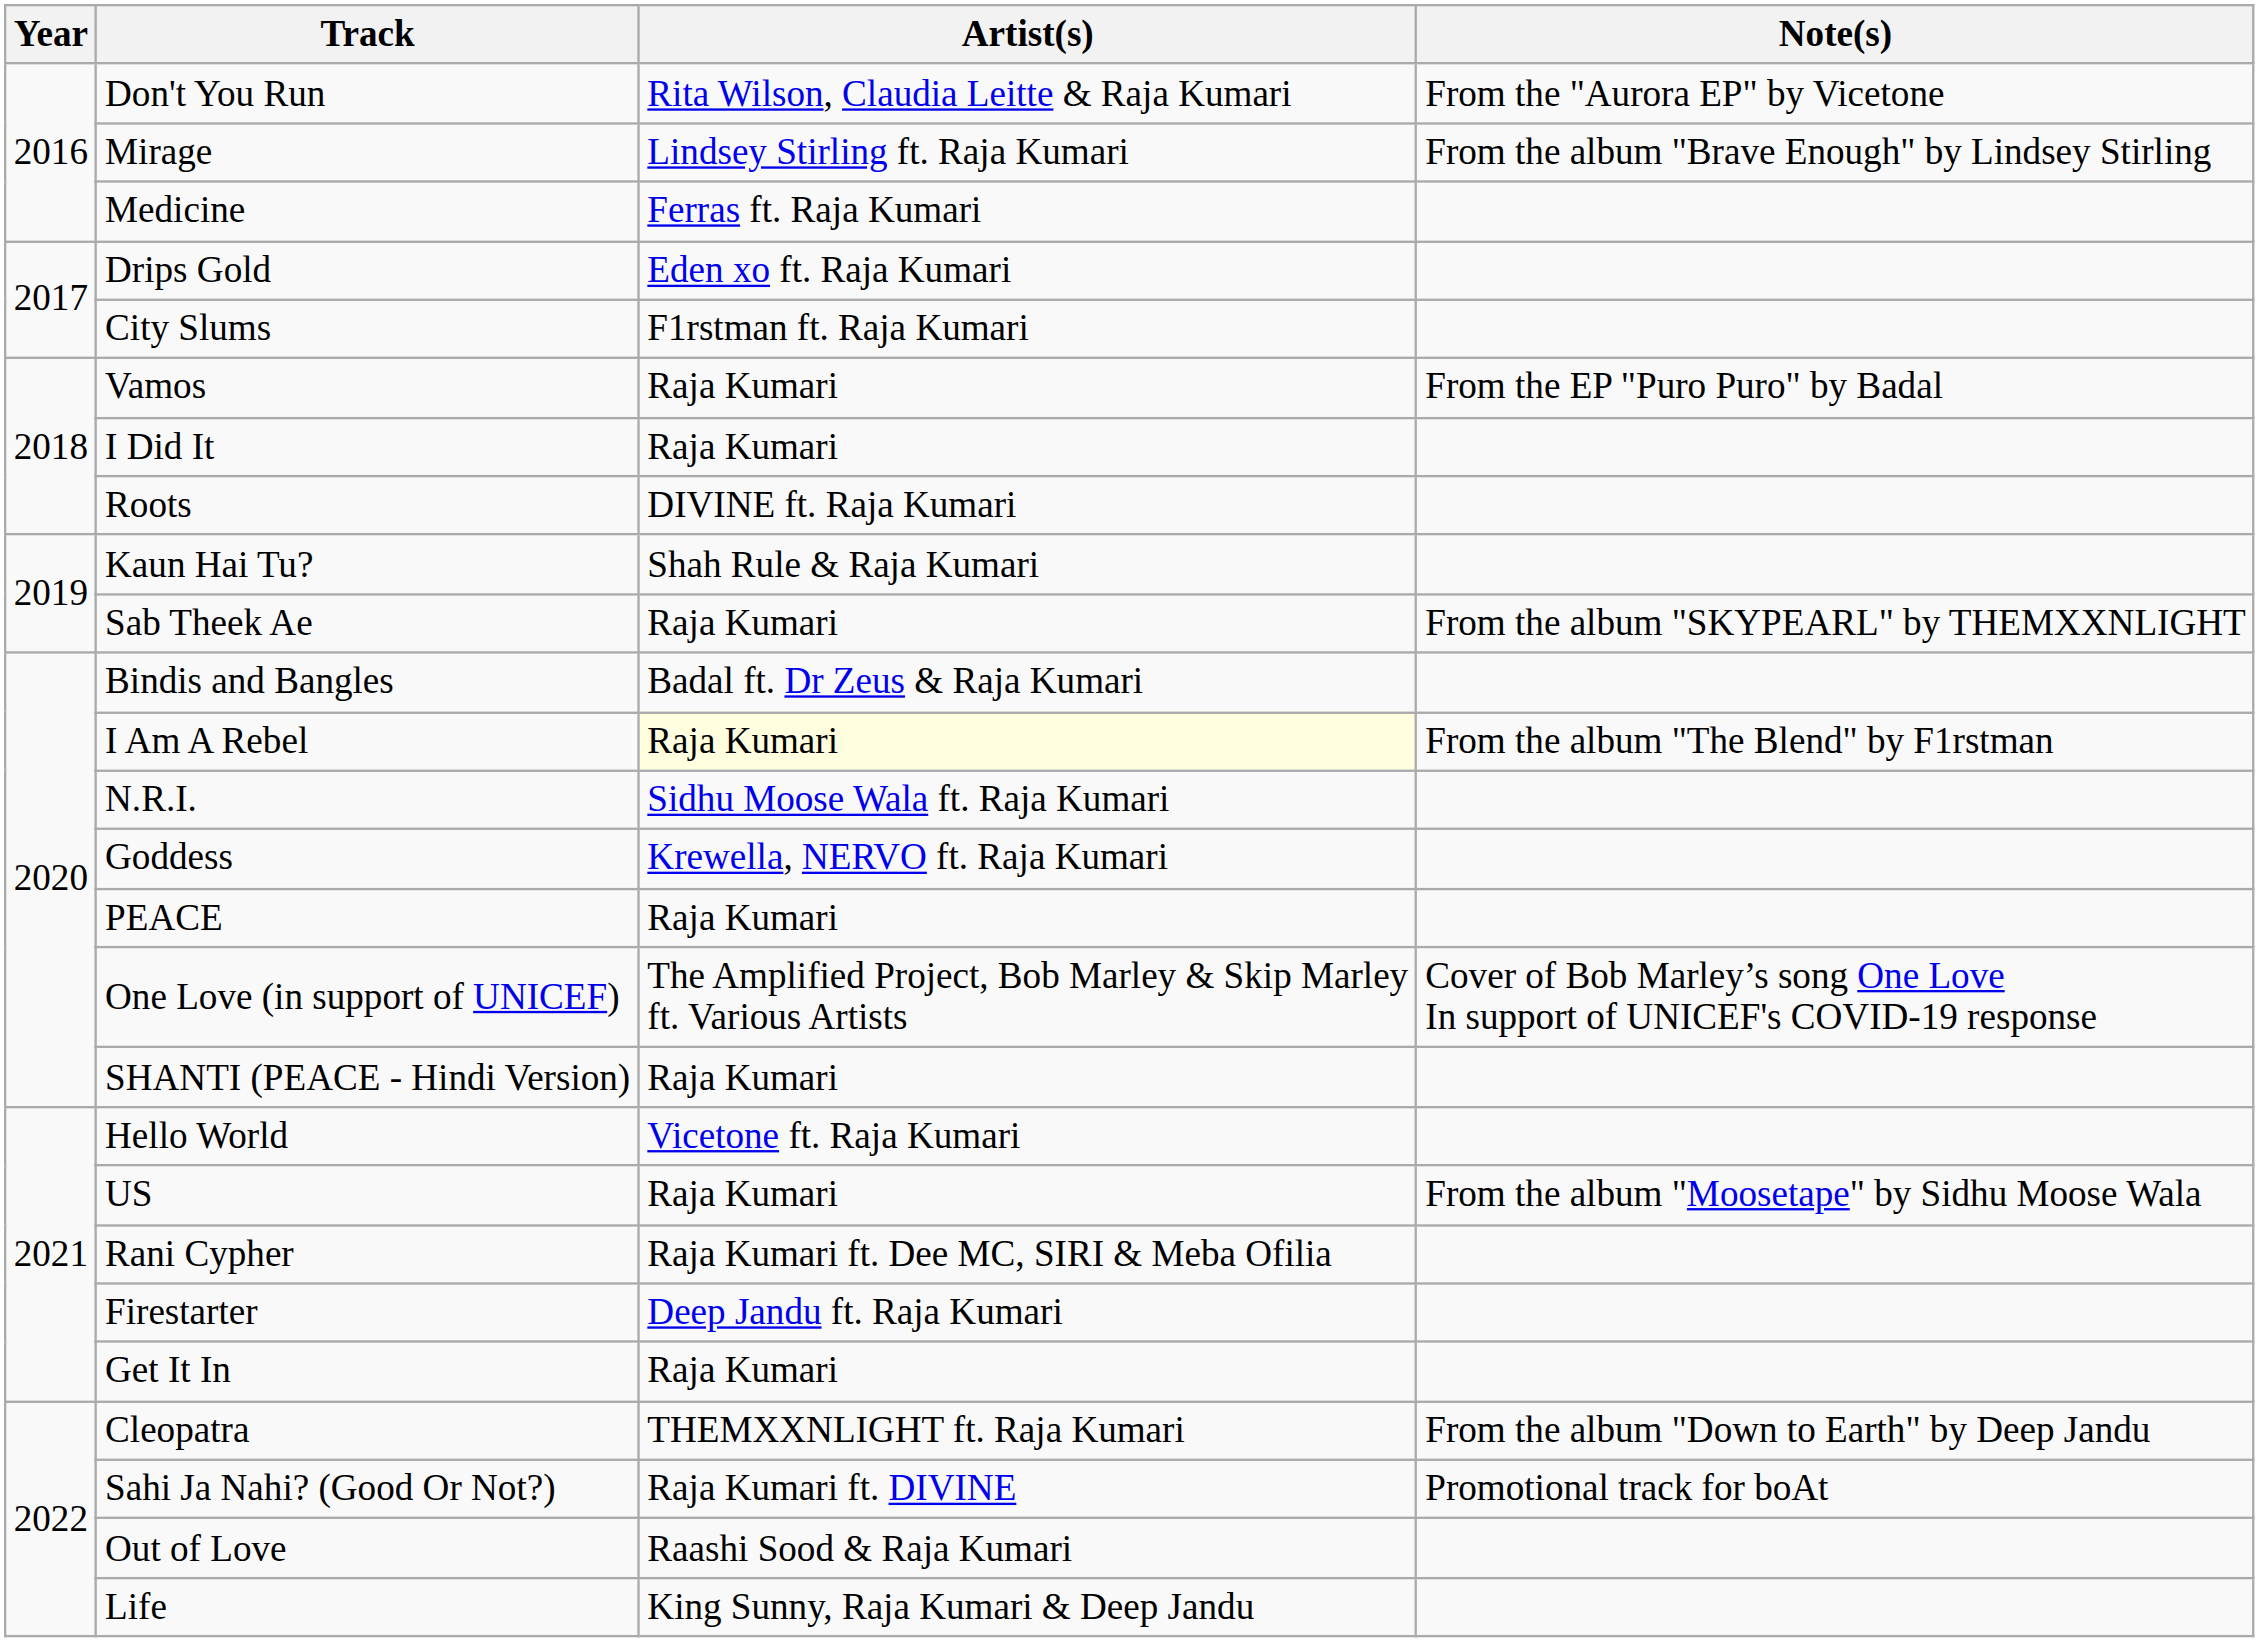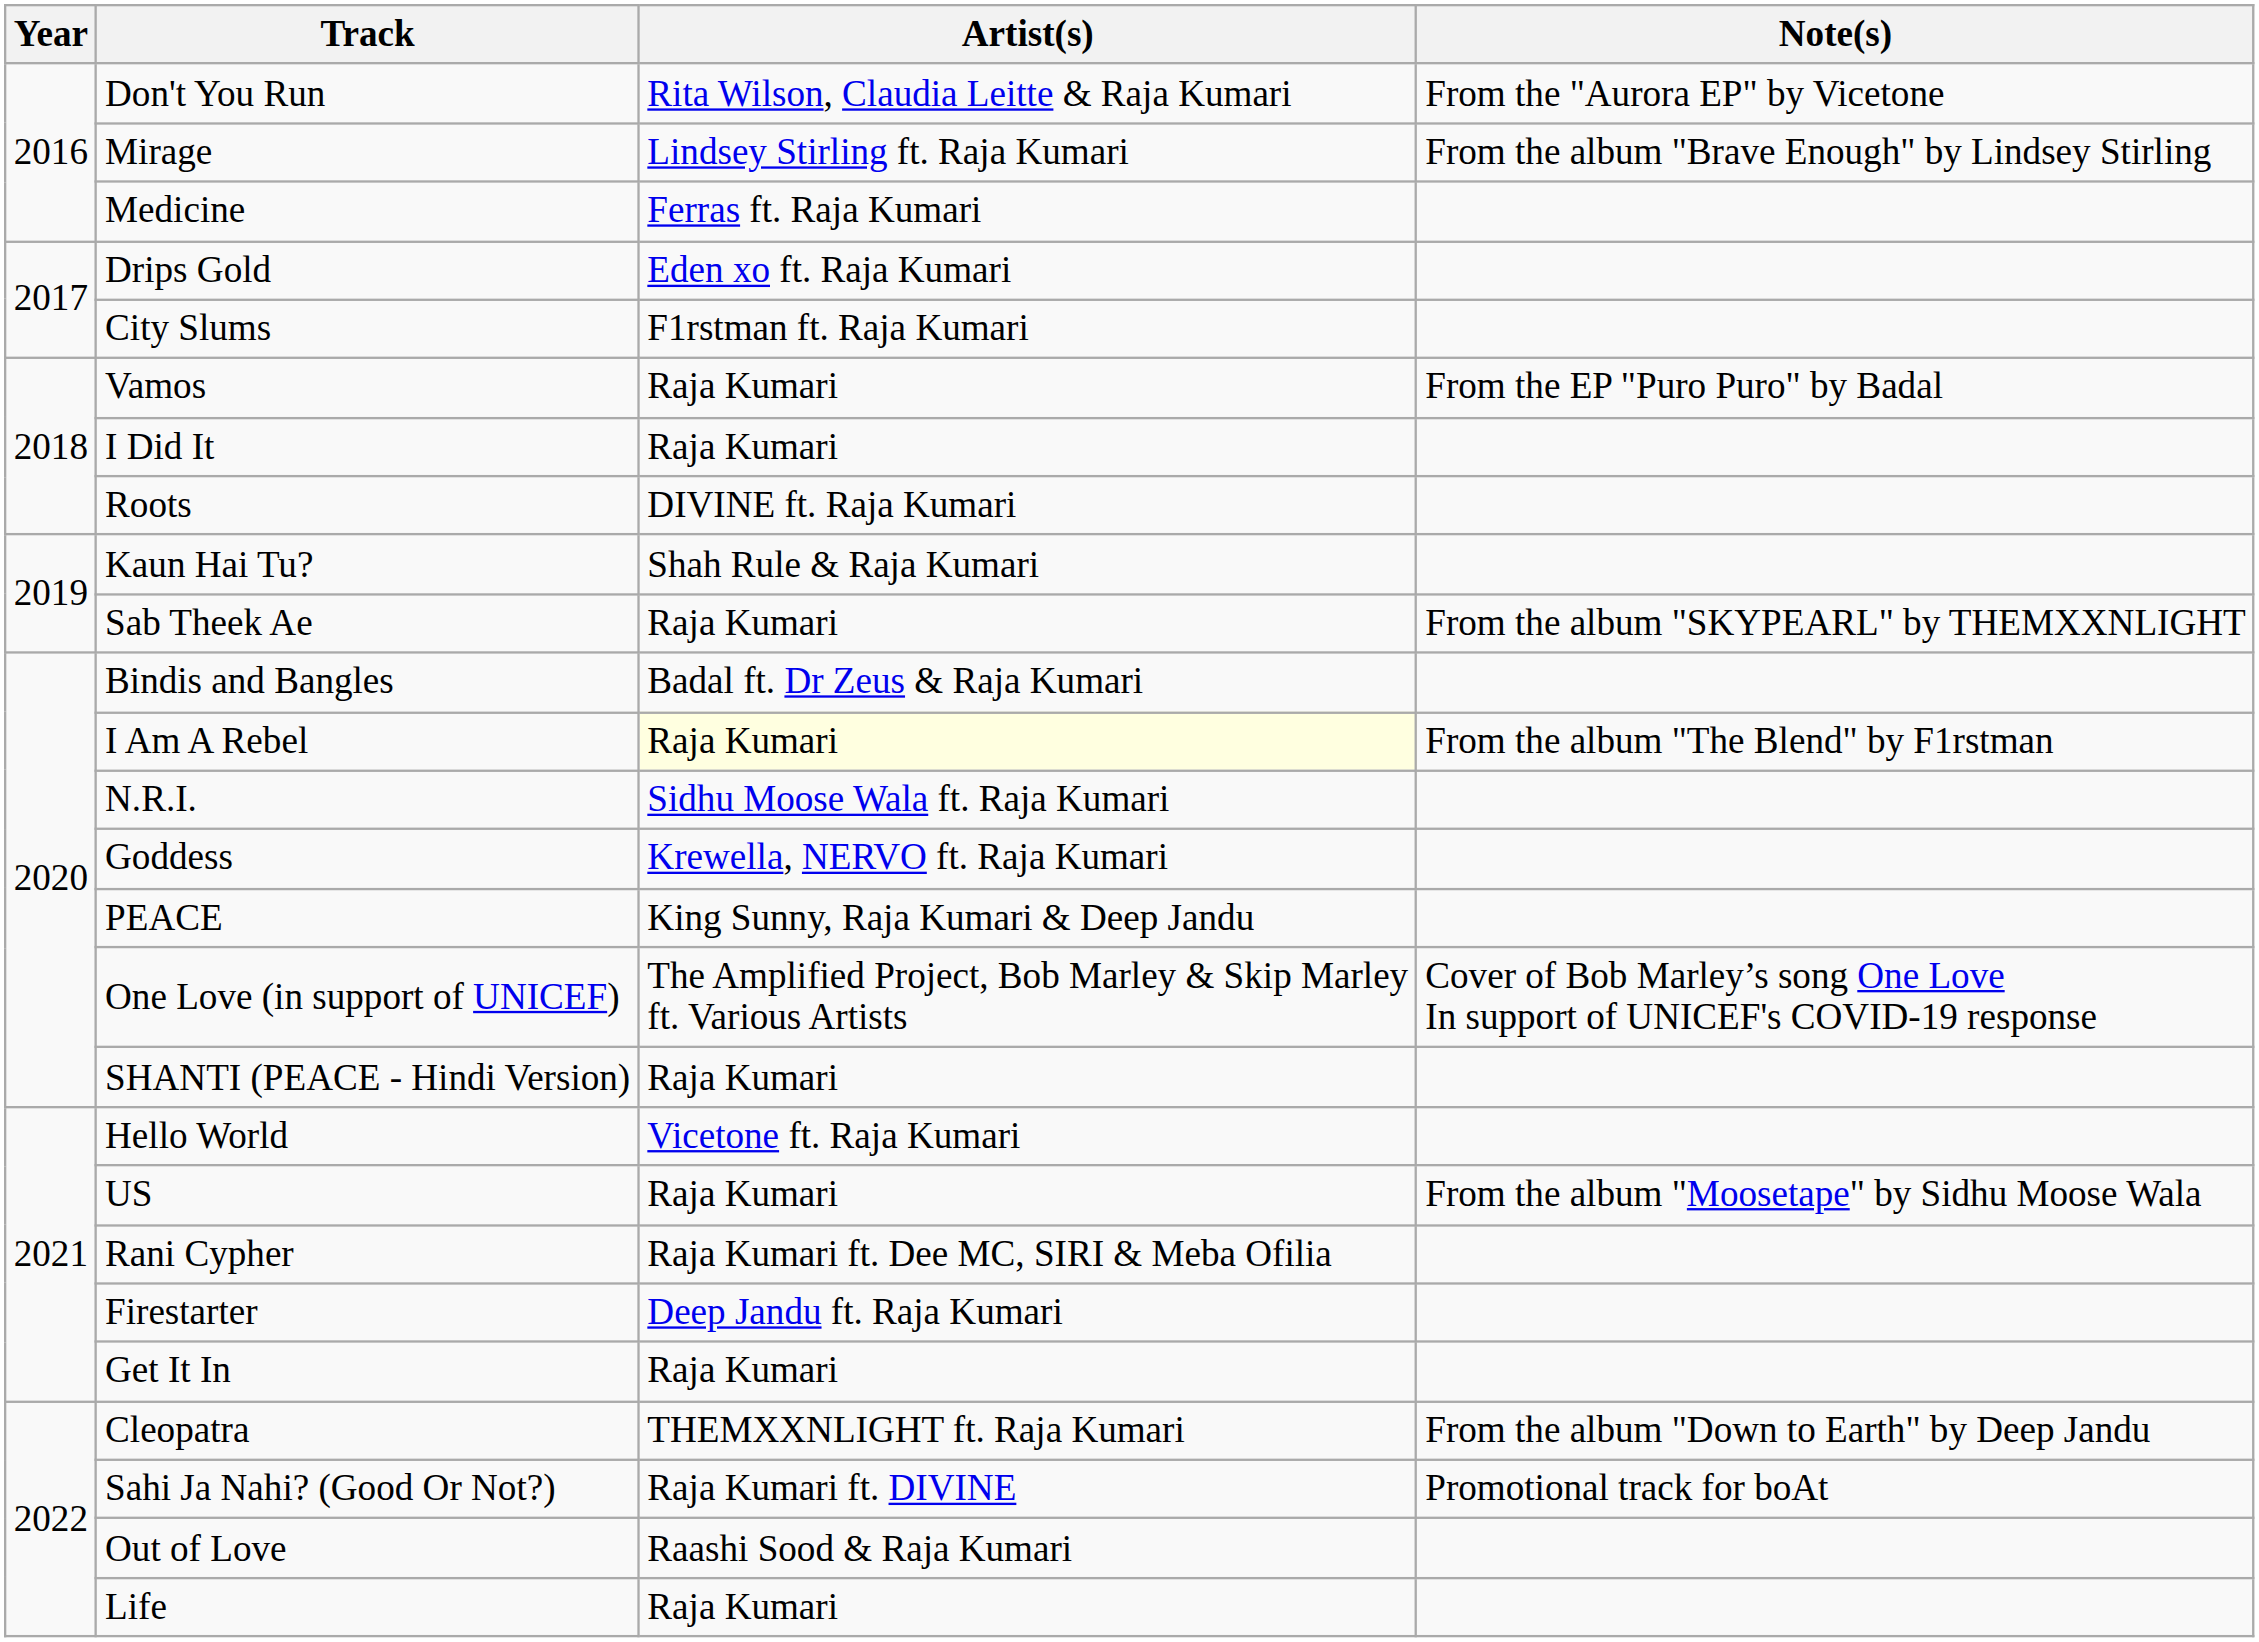(743, 916) Raja Kumari -> (951, 916) King Sunny, Raja Kumari & Deep Jandu
(951, 1606) King Sunny, Raja Kumari & Deep Jandu -> (743, 1606) Raja Kumari
